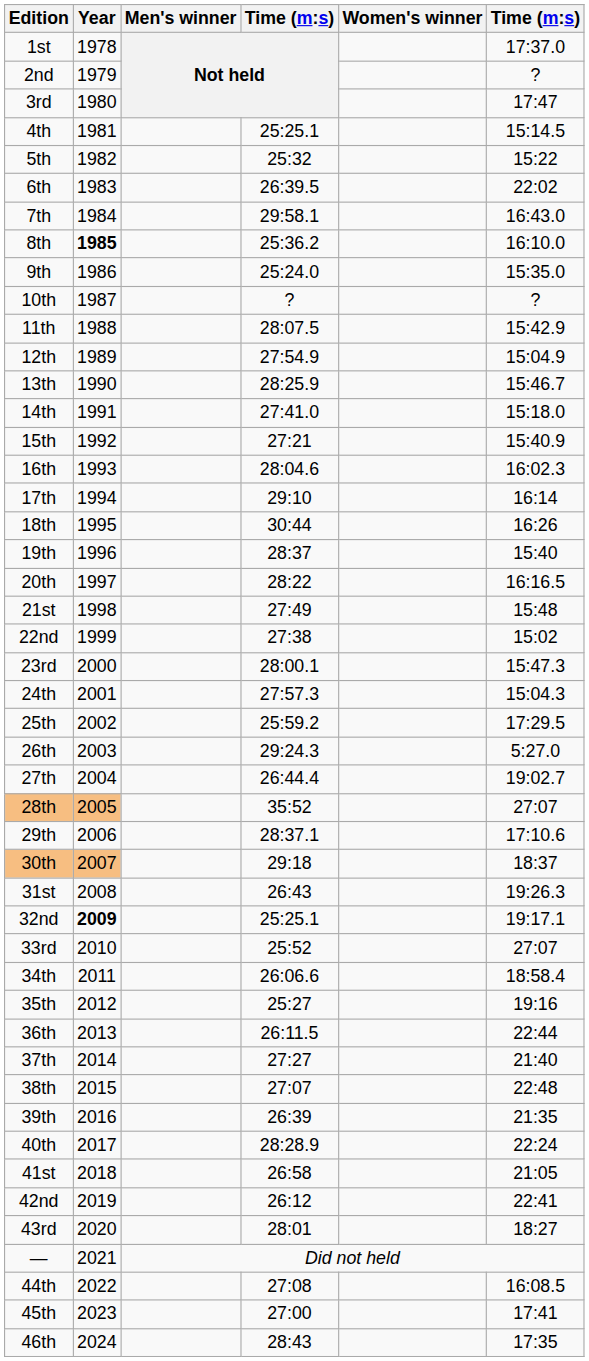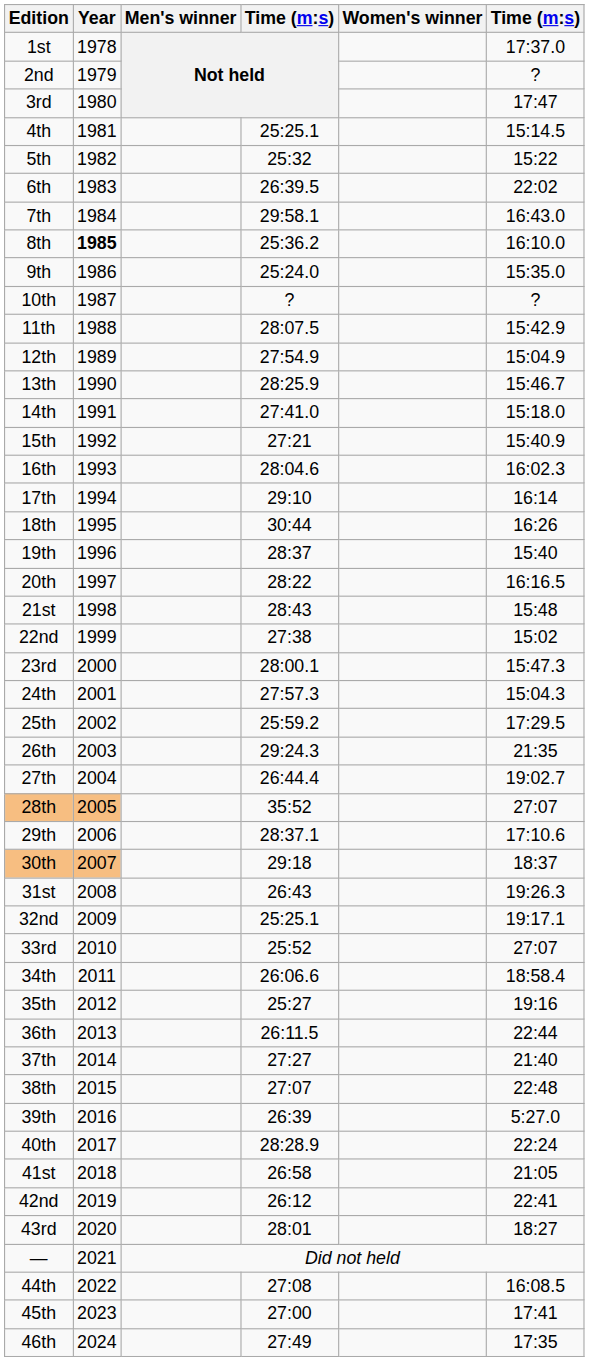(289, 610) 27:49 -> (289, 610) 28:43
(535, 750) 5:27.0 -> (535, 750) 21:35
(97, 919) bold -> (97, 919) normal
(535, 1117) 21:35 -> (535, 1117) 5:27.0
(289, 1342) 28:43 -> (289, 1342) 27:49
